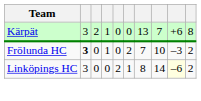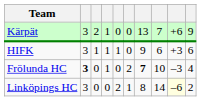(191, 31) 8 -> (191, 31) 9
+ row: (20, 50)
(143, 50) normal -> (143, 68) bold
(191, 50) 2 -> (191, 68) 4
